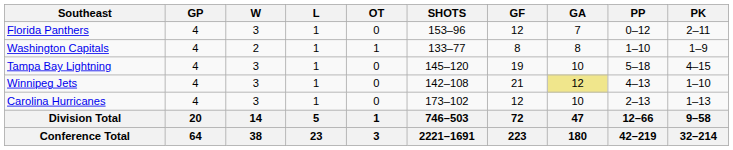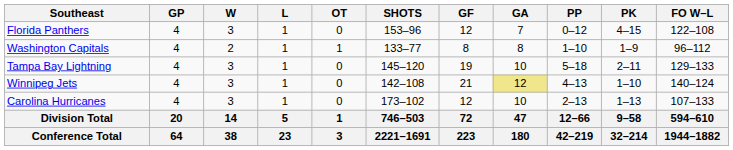+ column: (692, 13)
(698, 30) 2–11 -> (629, 30) 4–15
(698, 66) 4–15 -> (629, 66) 2–11
